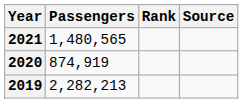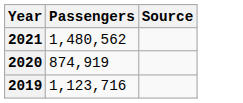- column: (159, 16)
(88, 40) 1,480,565 -> (88, 40) 1,480,562
(88, 86) 2,282,213 -> (88, 86) 1,123,716
